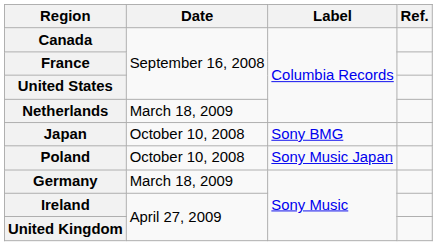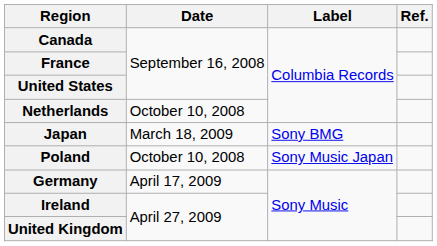(181, 110) March 18, 2009 -> (187, 110) October 10, 2008
(187, 134) October 10, 2008 -> (181, 134) March 18, 2009
(181, 181) March 18, 2009 -> (176, 181) April 17, 2009
